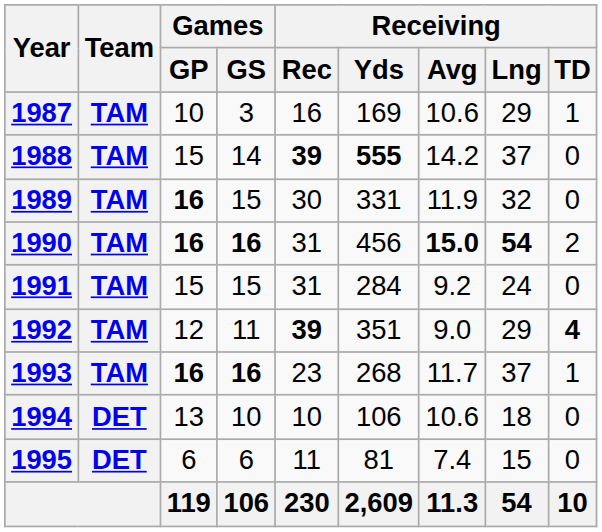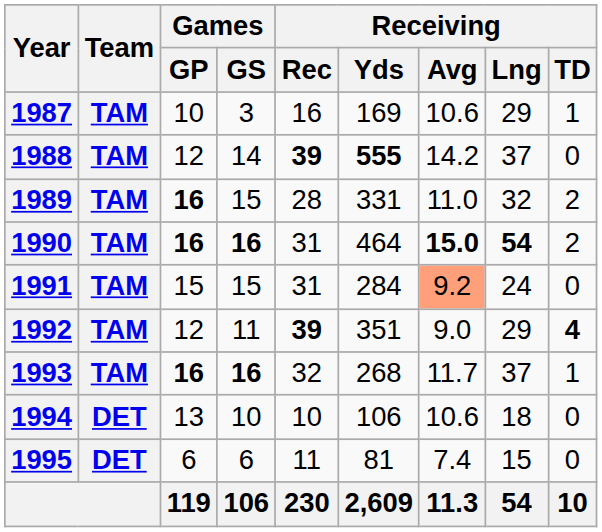(189, 156) 15 -> (189, 156) 12
(307, 199) 30 -> (307, 199) 28
(452, 199) 11.9 -> (452, 199) 11.0
(572, 199) 0 -> (572, 199) 2
(379, 243) 456 -> (379, 243) 464
(452, 286) no background -> (452, 286) lightsalmon background
(307, 373) 23 -> (307, 373) 32
